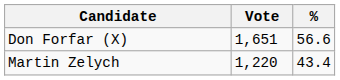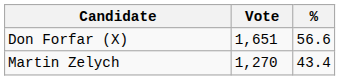(256, 63) 1,220 -> (256, 63) 1,270
